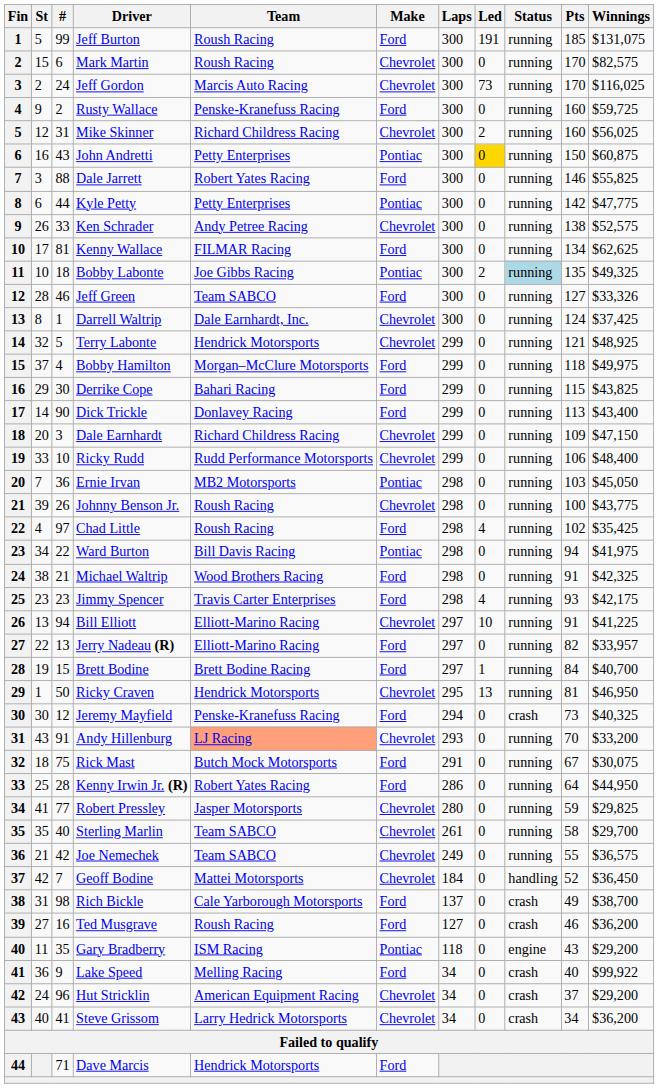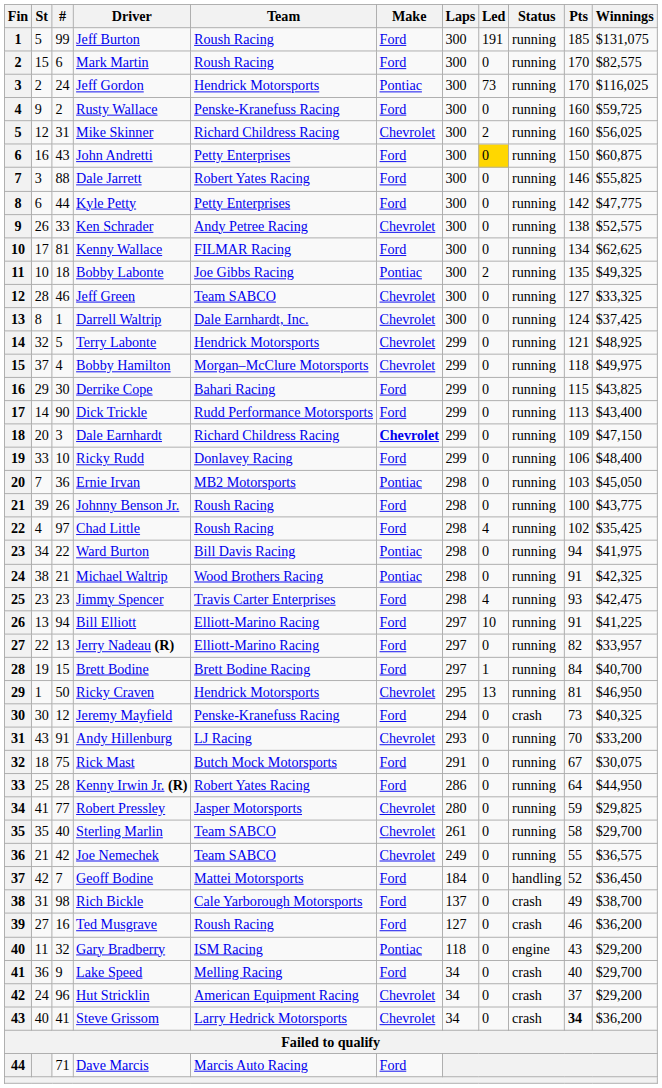(407, 62) Chevrolet -> (393, 62) Ford
(251, 86) Marcis Auto Racing -> (257, 86) Hendrick Motorsports
(407, 86) Chevrolet -> (401, 86) Pontiac
(401, 156) Pontiac -> (393, 156) Ford
(401, 202) Pontiac -> (393, 202) Ford
(530, 272) lightblue background -> (534, 272) no background
(393, 296) Ford -> (407, 296) Chevrolet
(615, 296) $33,326 -> (619, 296) $33,325
(393, 365) Ford -> (407, 365) Chevrolet
(243, 412) Donlavey Racing -> (284, 412) Rudd Performance Motorsports
(407, 435) normal -> (409, 435) bold
(284, 459) Rudd Performance Motorsports -> (243, 459) Donlavey Racing
(407, 459) Chevrolet -> (393, 459) Ford
(407, 505) Chevrolet -> (393, 505) Ford
(393, 575) Ford -> (401, 575) Pontiac
(615, 599) $42,175 -> (619, 599) $42,475
(407, 622) Chevrolet -> (393, 622) Ford
(223, 738) lightsalmon background -> (223, 738) no background
(407, 878) Chevrolet -> (393, 878) Ford
(62, 948) 35 -> (62, 948) 32
(615, 971) $99,922 -> (619, 971) $29,700
(571, 1018) normal -> (575, 1018) bold
(257, 1065) Hendrick Motorsports -> (251, 1065) Marcis Auto Racing
